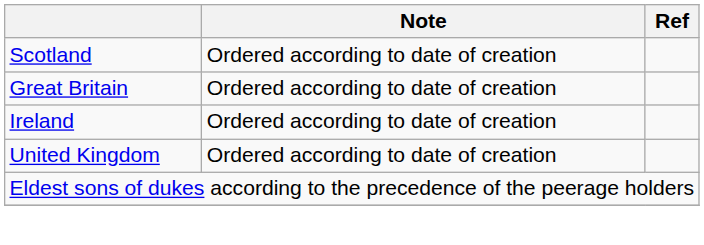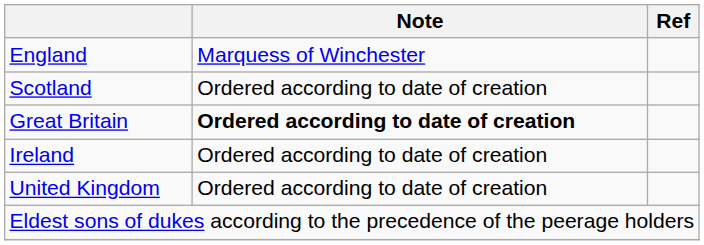+ row: (48, 54)
(382, 88) normal -> (386, 121) bold
